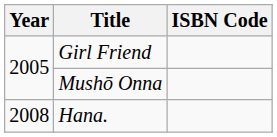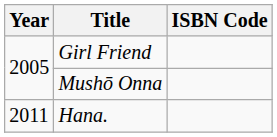(29, 115) 2008 -> (29, 115) 2011
